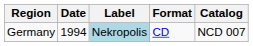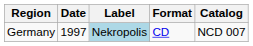(73, 32) 1994 -> (73, 32) 1997
